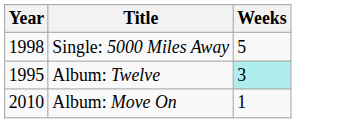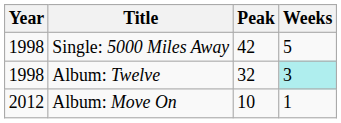+ column: (256, 18)
(26, 74) 1995 -> (26, 74) 1998
(26, 103) 2010 -> (26, 103) 2012
